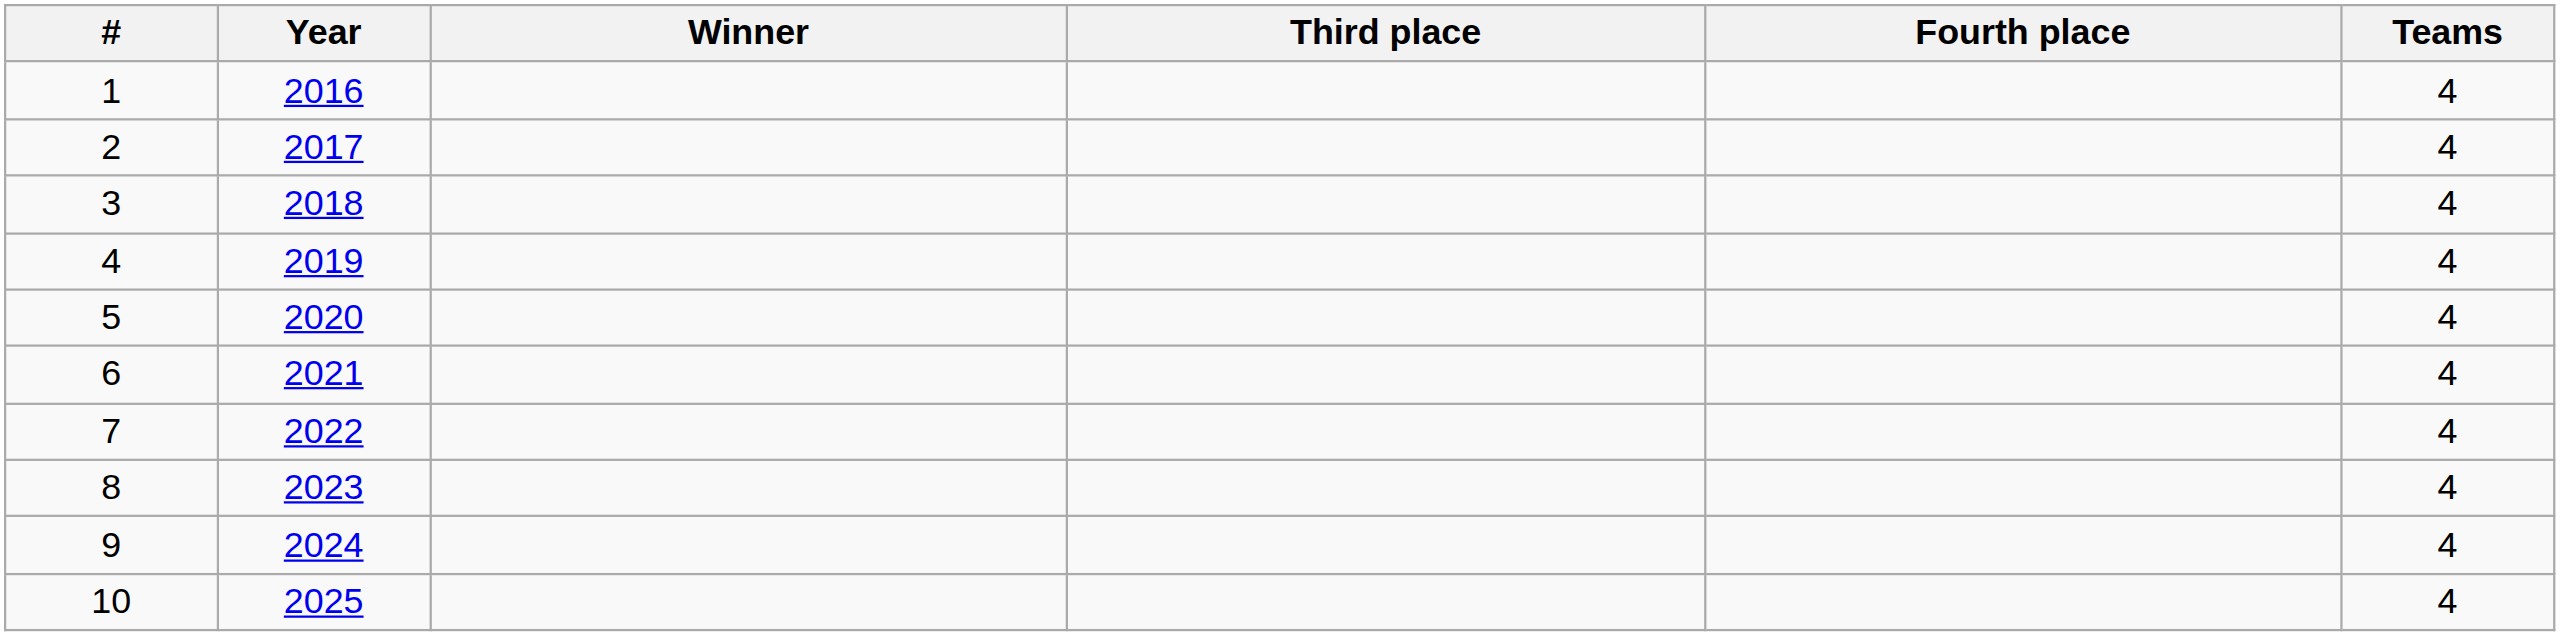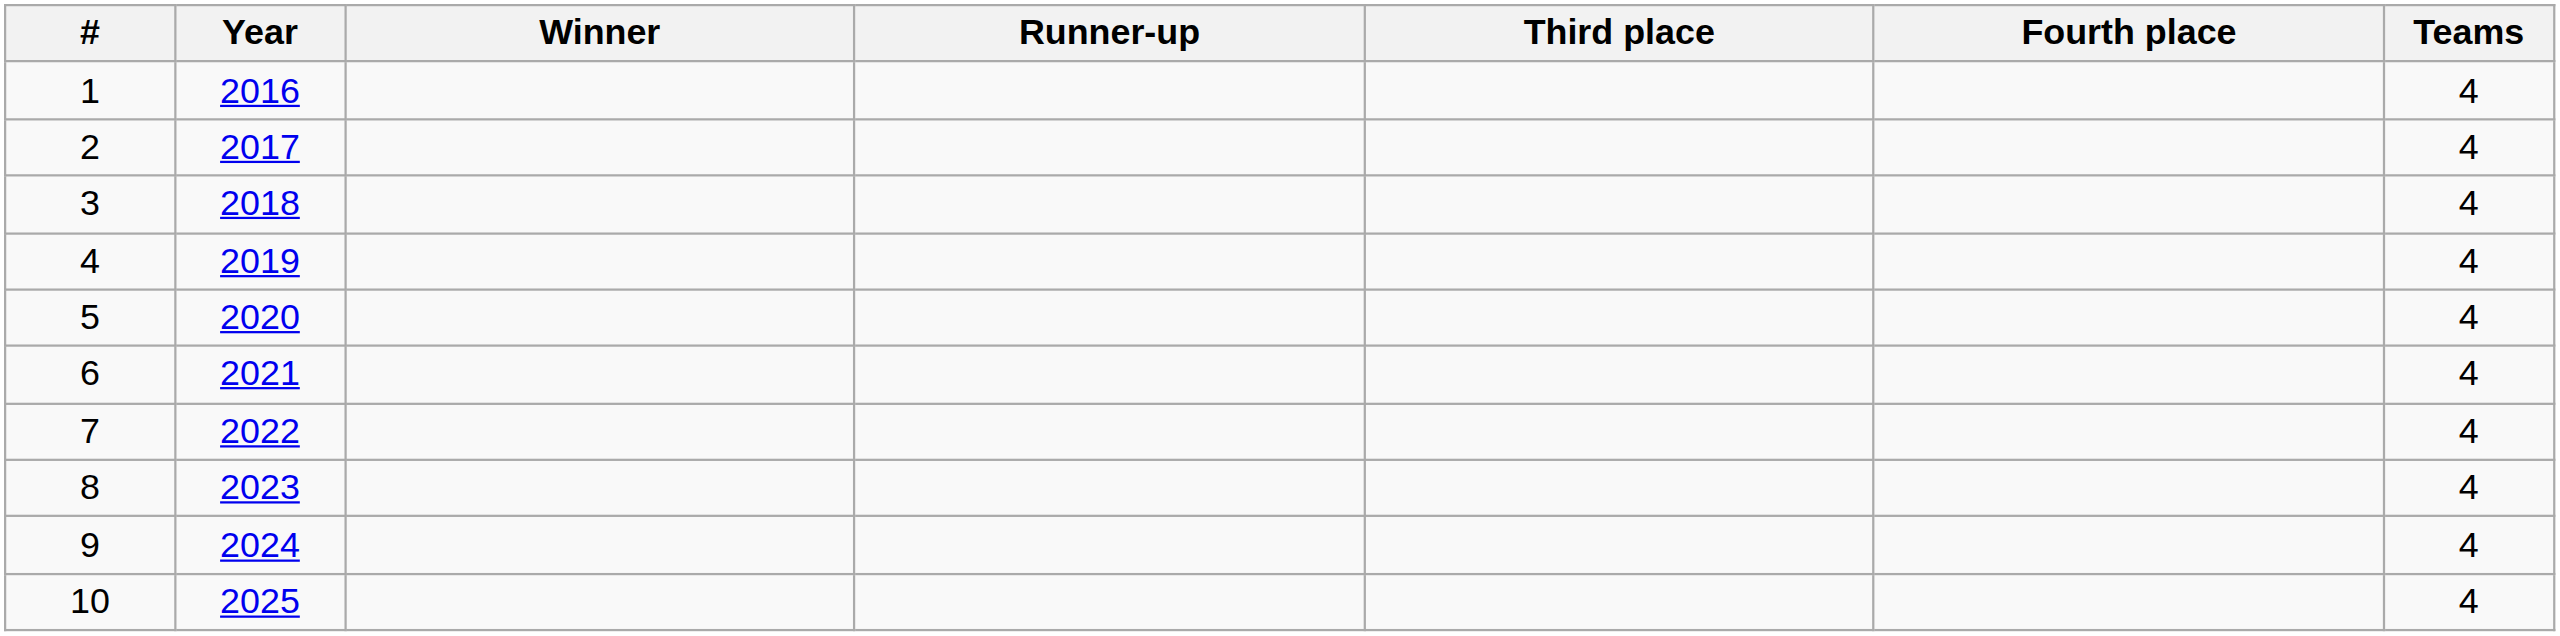+ column: (1110, 32)
